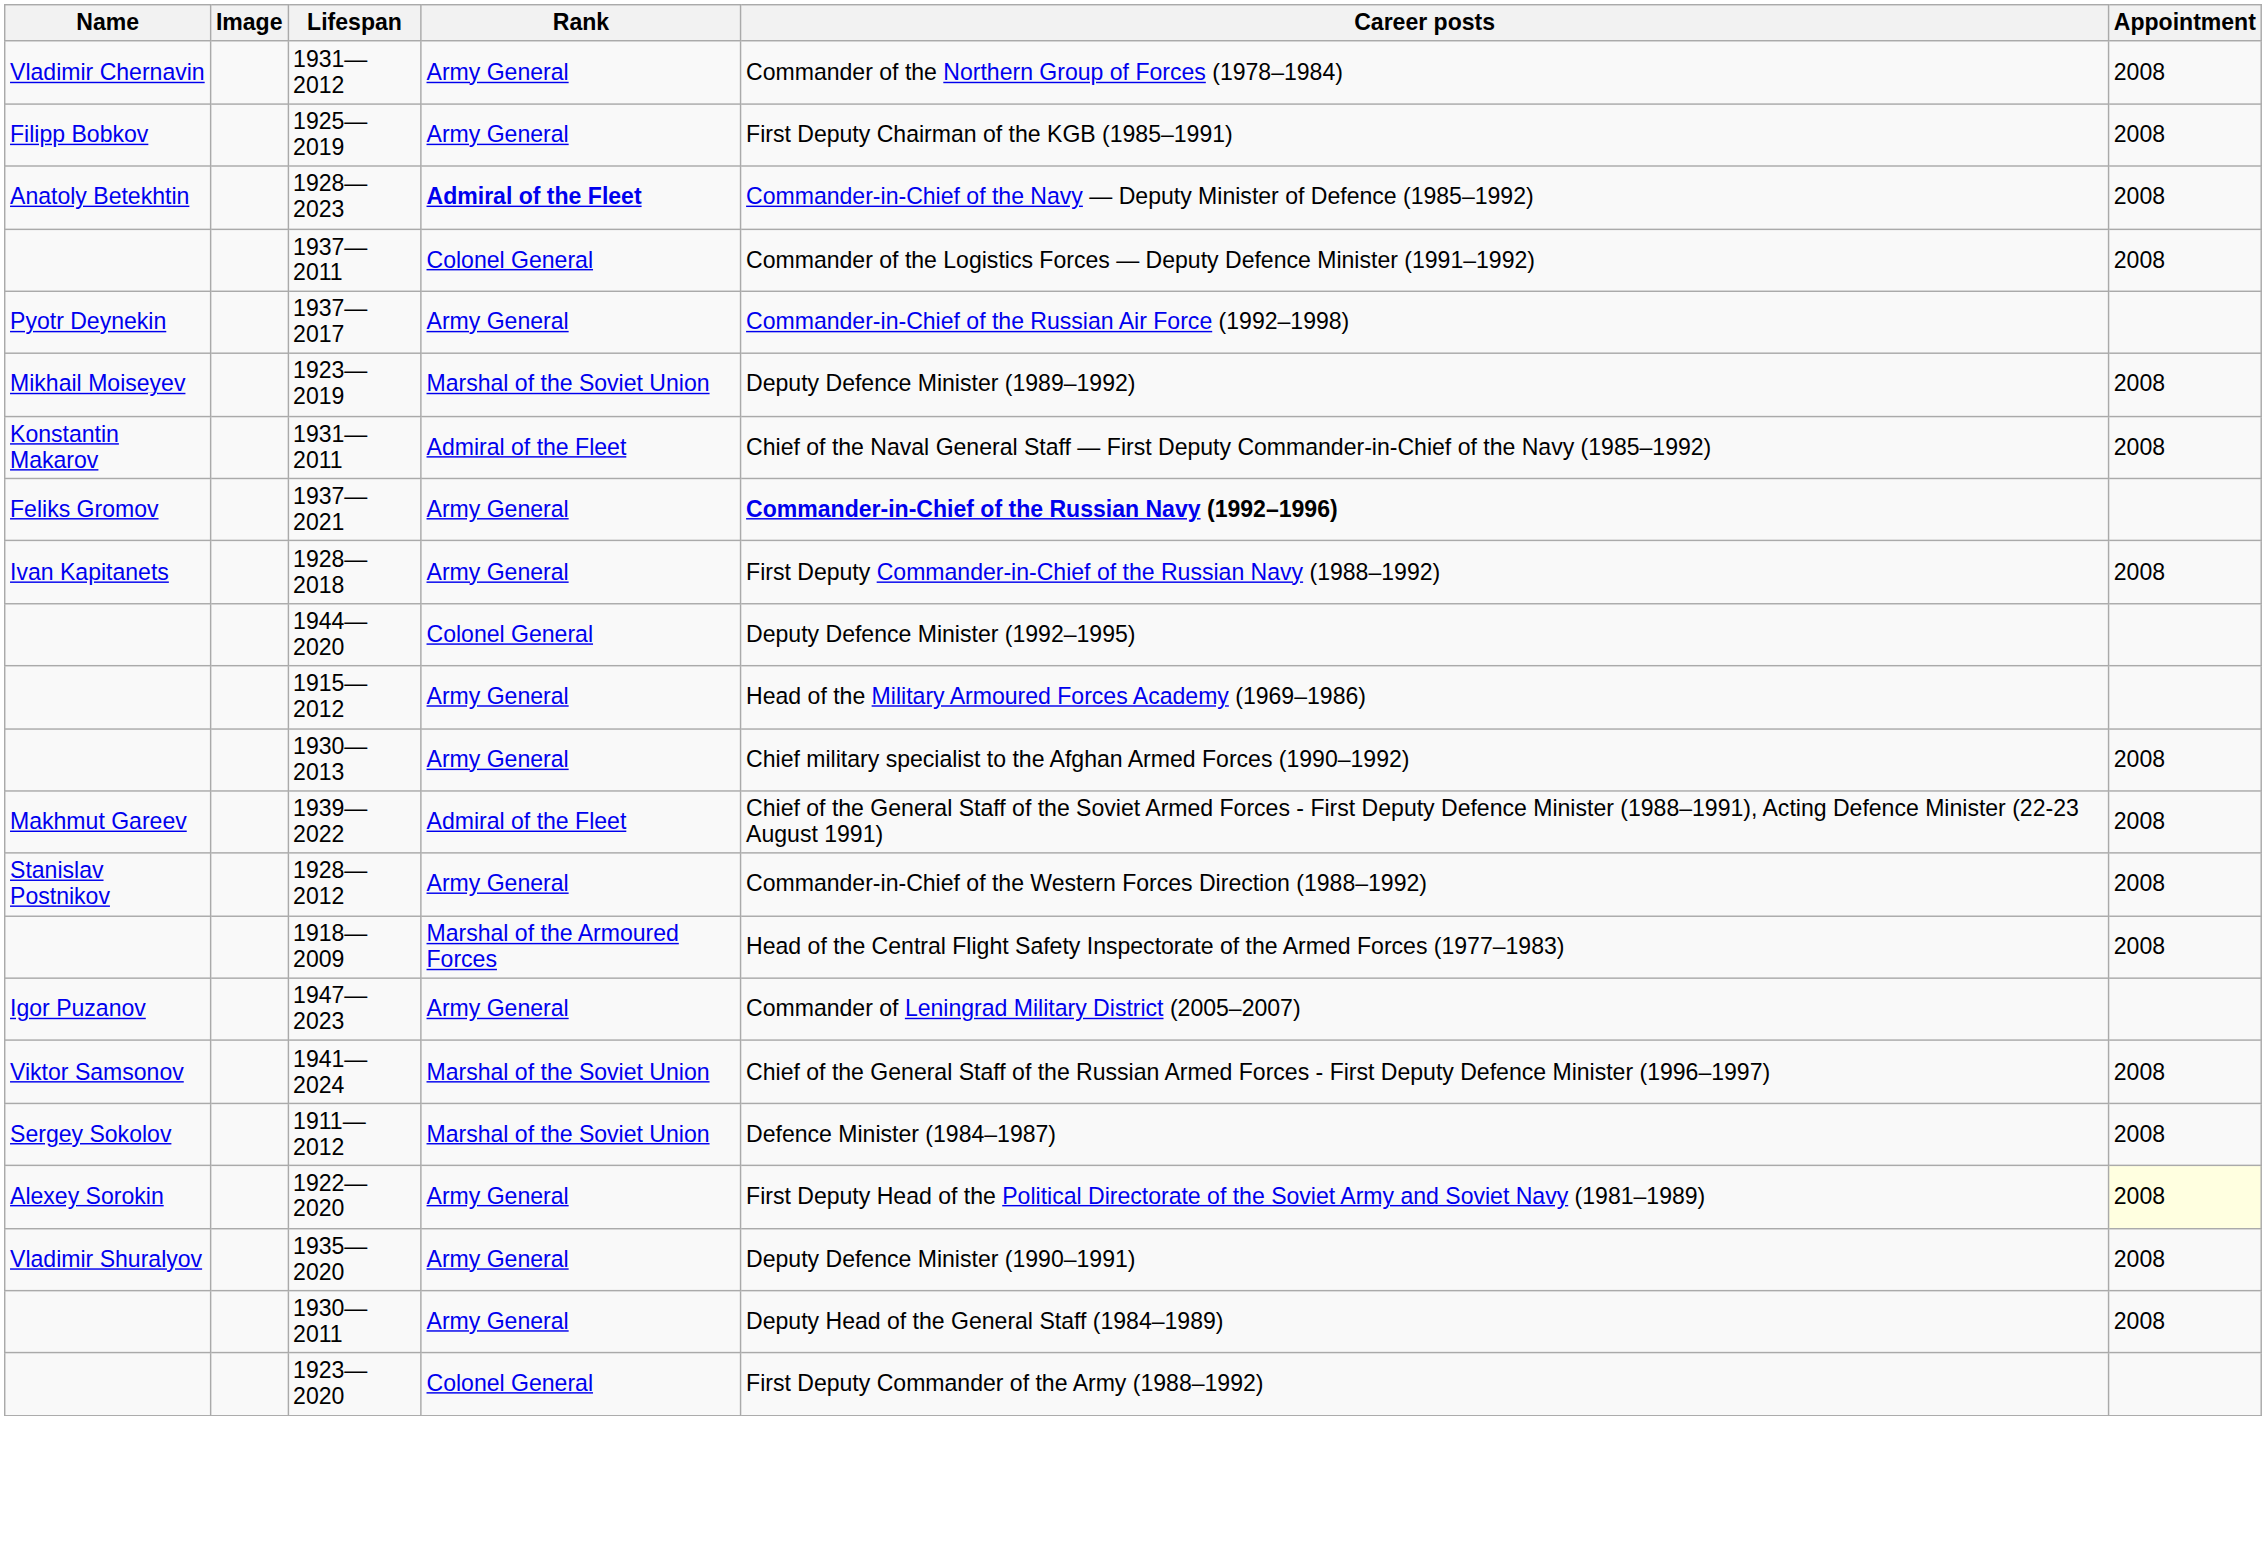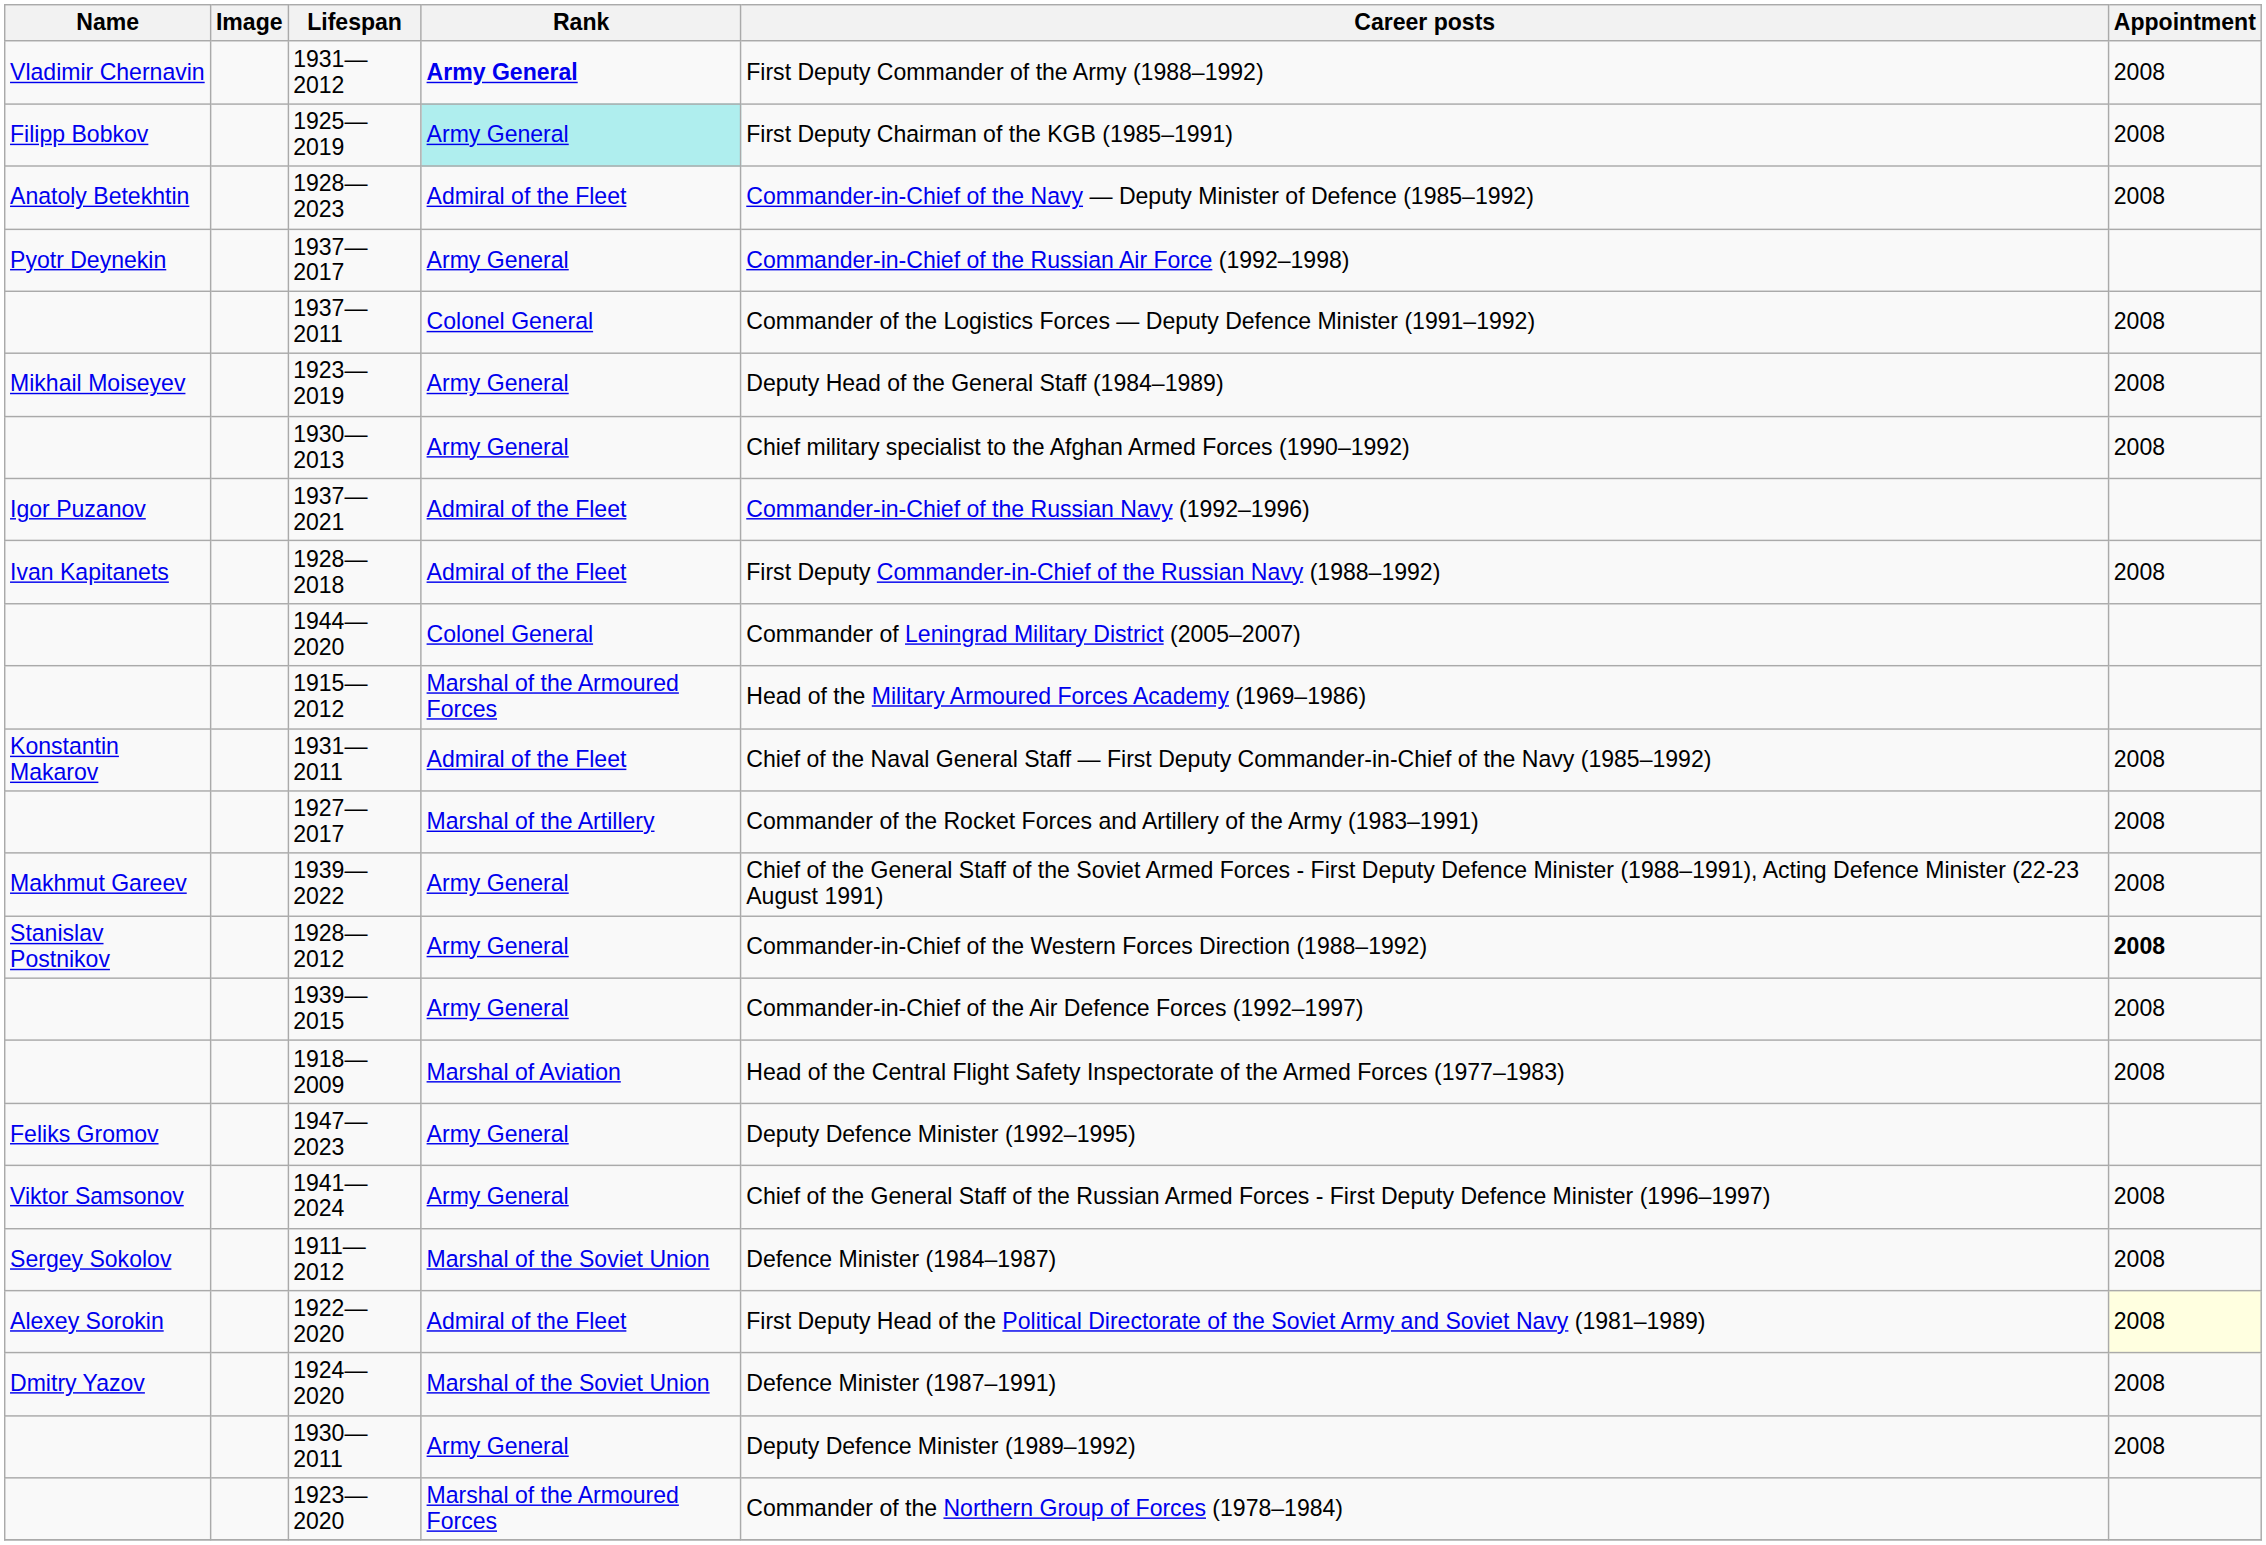(498, 72) normal -> (502, 72) bold
(1044, 72) Commander of the Northern Group of Forces (1978–1984) -> (1005, 72) First Deputy Commander of the Army (1988–1992)
(498, 134) no background -> (498, 134) paleturquoise background
(534, 197) bold -> (526, 197) normal
rows swapped: (330, 322) <-> (330, 259)
(568, 384) Marshal of the Soviet Union -> (498, 384) Army General
(941, 384) Deputy Defence Minister (1989–1992) -> (985, 384) Deputy Head of the General Staff (1984–1989)
rows swapped: (330, 759) <-> (330, 447)
(84, 509) Feliks Gromov -> (78, 509) Igor Puzanov
(498, 509) Army General -> (526, 509) Admiral of the Fleet
(1042, 509) bold -> (1028, 509) normal
(498, 571) Army General -> (526, 571) Admiral of the Fleet
(941, 634) Deputy Defence Minister (1992–1995) -> (1023, 634) Commander of Leningrad Military District (2005–2007)
(498, 696) Army General -> (553, 696) Marshal of the Armoured Forces
+ row: (330, 821)
(526, 821) Admiral of the Fleet -> (498, 884) Army General
(2139, 884) normal -> (2139, 946) bold
+ row: (330, 1009)
(553, 946) Marshal of the Armoured Forces -> (524, 1071) Marshal of Aviation
(78, 1009) Igor Puzanov -> (84, 1134) Feliks Gromov
(1023, 1009) Commander of Leningrad Military District (2005–2007) -> (941, 1134) Deputy Defence Minister (1992–1995)
(568, 1071) Marshal of the Soviet Union -> (498, 1196) Army General
(498, 1196) Army General -> (526, 1321) Admiral of the Fleet
- row: (330, 1259)
+ row: (330, 1383)
(985, 1321) Deputy Head of the General Staff (1984–1989) -> (941, 1446) Deputy Defence Minister (1989–1992)
(510, 1383) Colonel General -> (553, 1508) Marshal of the Armoured Forces
(1005, 1383) First Deputy Commander of the Army (1988–1992) -> (1045, 1508) Commander of the Northern Group of Forces (1978–1984)
